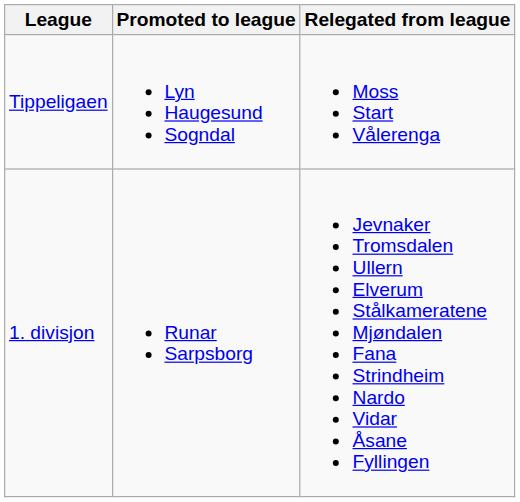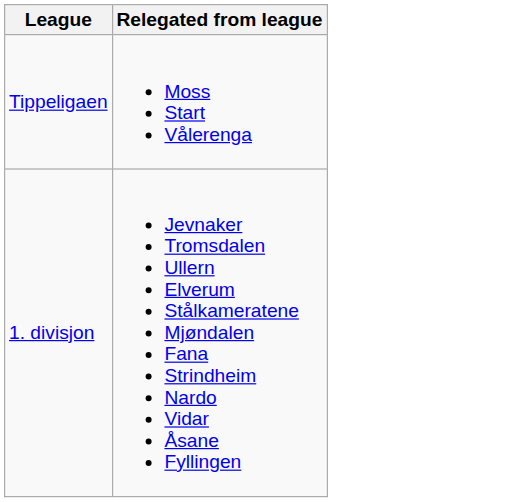- column: (206, 19)
